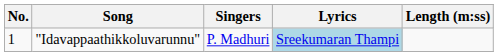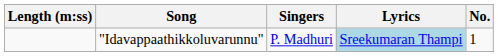columns swapped: (18, 16) <-> (448, 16)
